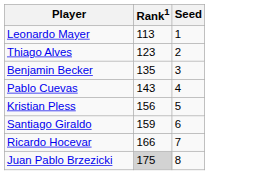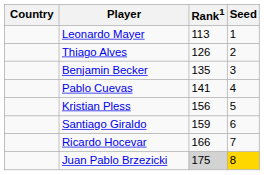+ column: (32, 15)
(146, 52) 123 -> (201, 52) 126
(146, 88) 143 -> (201, 88) 141
(178, 160) no background -> (233, 160) gold background
